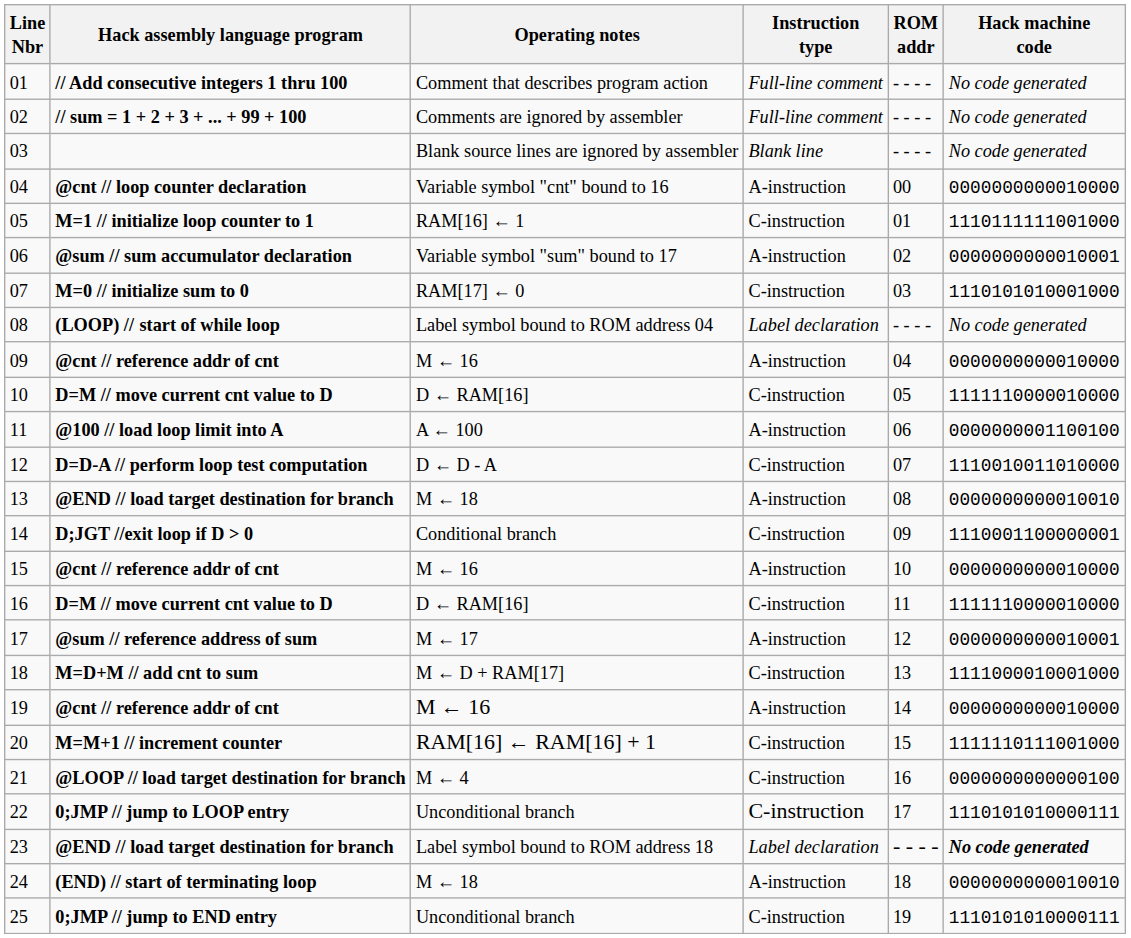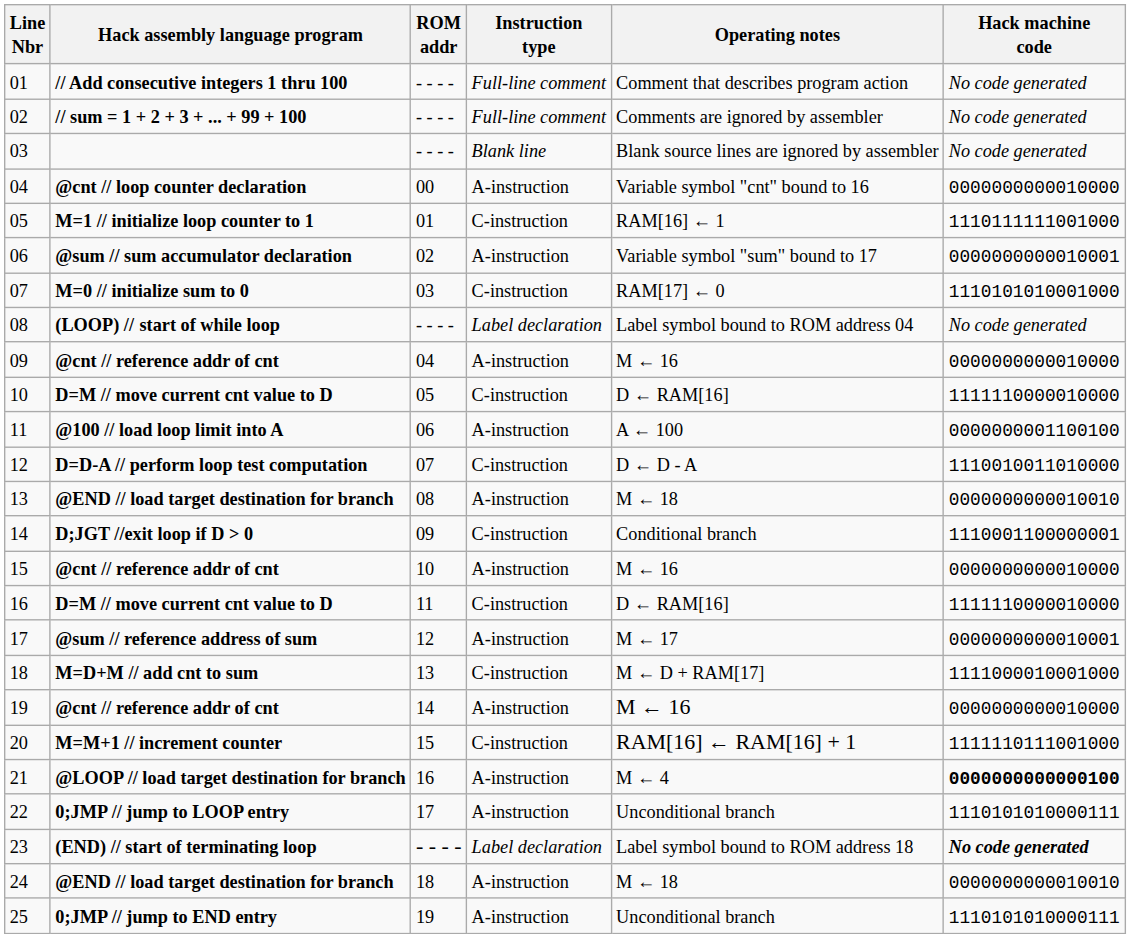columns swapped: (577, 35) <-> (916, 35)
(797, 777) C-instruction -> (520, 777) A-instruction
(1034, 779) normal -> (1034, 777) bold
(806, 811) C-instruction -> (520, 812) A-instruction
(224, 847) @END // load target destination for branch -> (186, 847) (END) // start of terminating loop
(186, 882) (END) // start of terminating loop -> (224, 882) @END // load target destination for branch
(797, 917) C-instruction -> (520, 917) A-instruction
